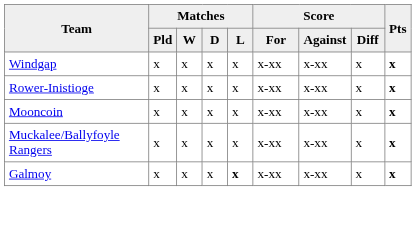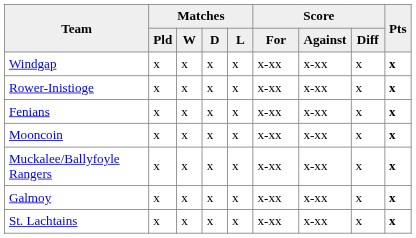+ row: (29, 111)
(235, 173) bold -> (235, 197) normal
+ row: (43, 221)
